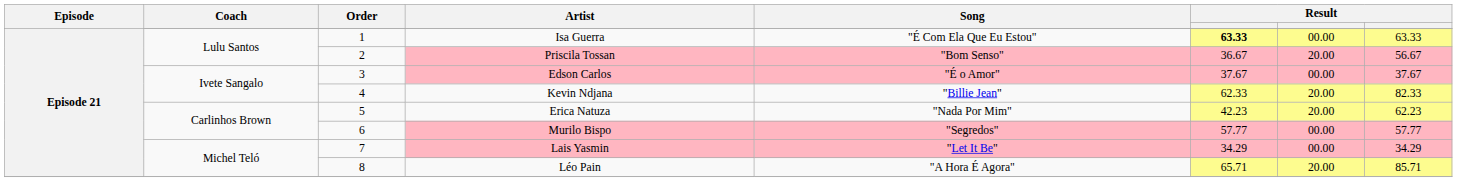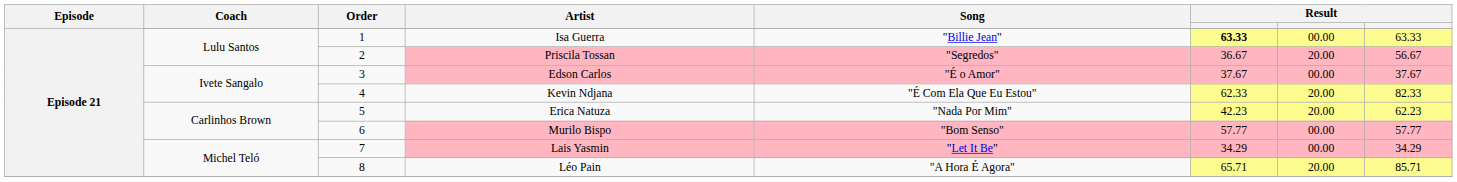(972, 37) "É Com Ela Que Eu Estou" -> (972, 37) "Billie Jean"
(972, 56) "Bom Senso" -> (972, 56) "Segredos"
(972, 93) "Billie Jean" -> (972, 93) "É Com Ela Que Eu Estou"
(972, 130) "Segredos" -> (972, 130) "Bom Senso"
